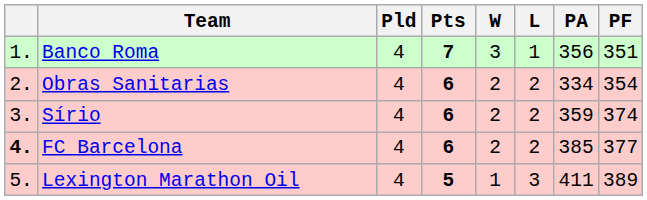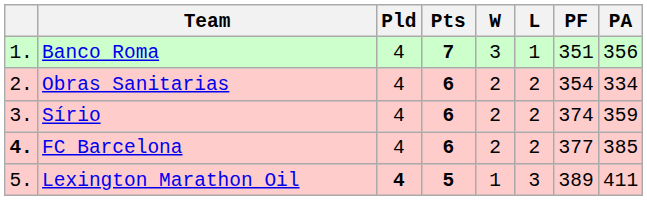columns swapped: (621, 21) <-> (576, 21)
(399, 180) normal -> (399, 180) bold
